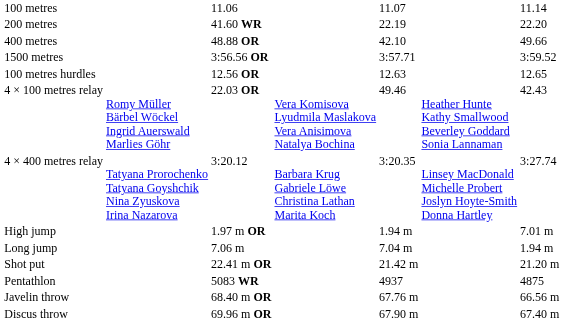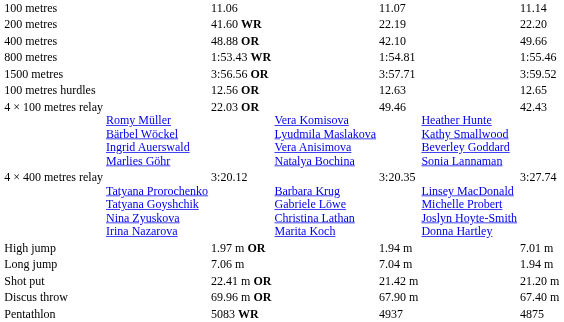+ row: (31, 57)
rows swapped: (36, 314) <-> (30, 281)
- row: (37, 297)
